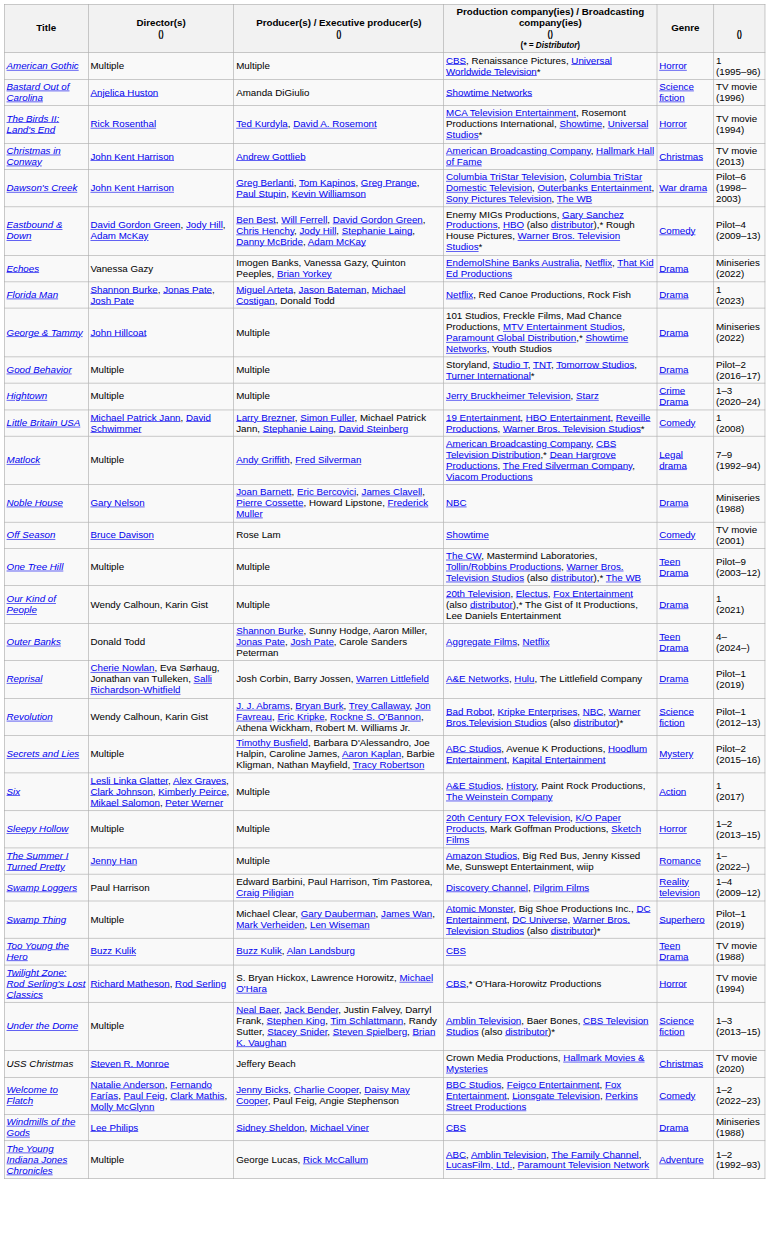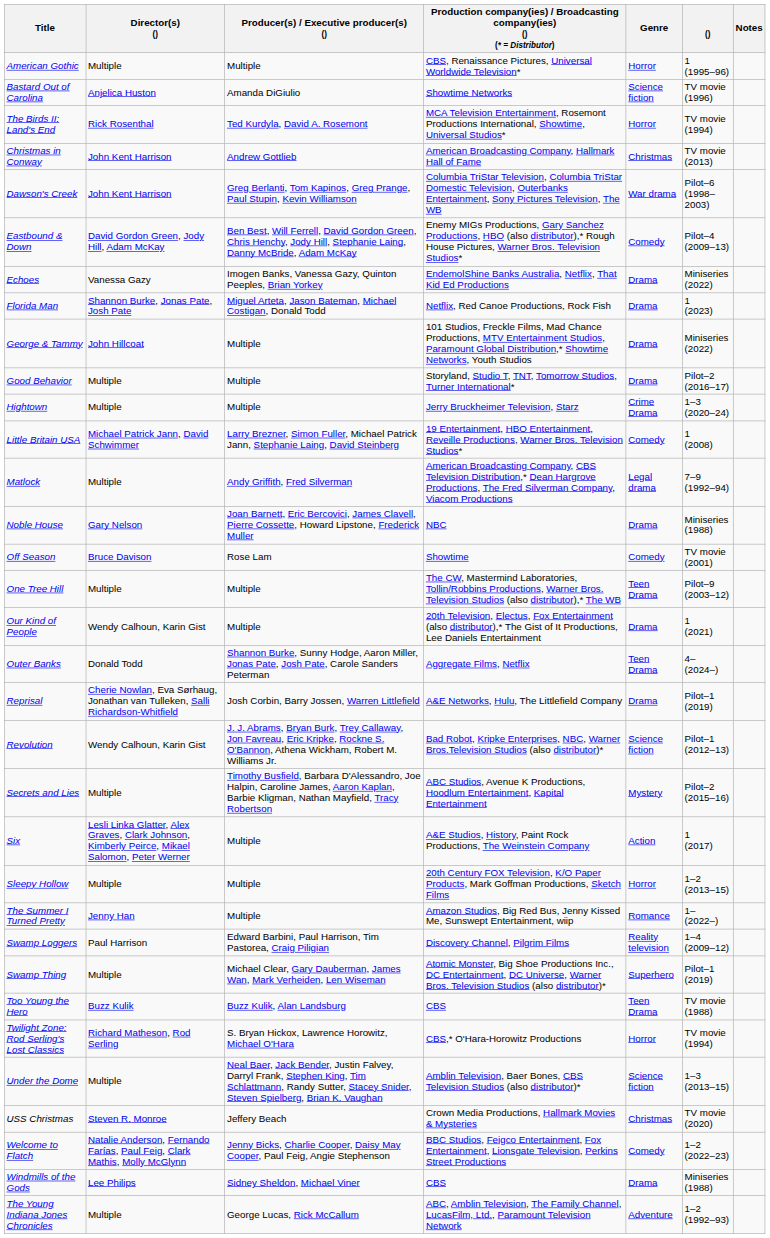+ column: (749, 28)
